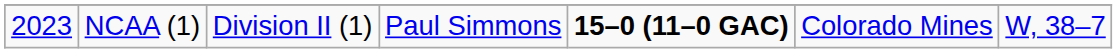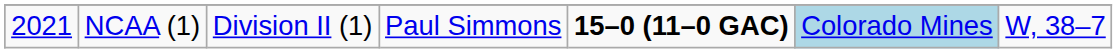(42, 26) 2023 -> (42, 26) 2021
(897, 26) no background -> (897, 26) lightblue background
